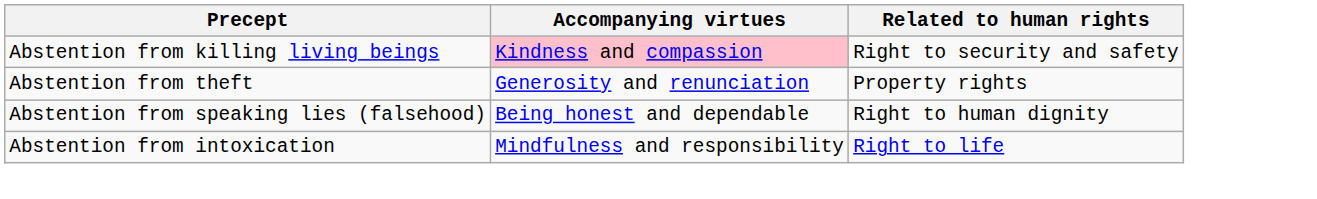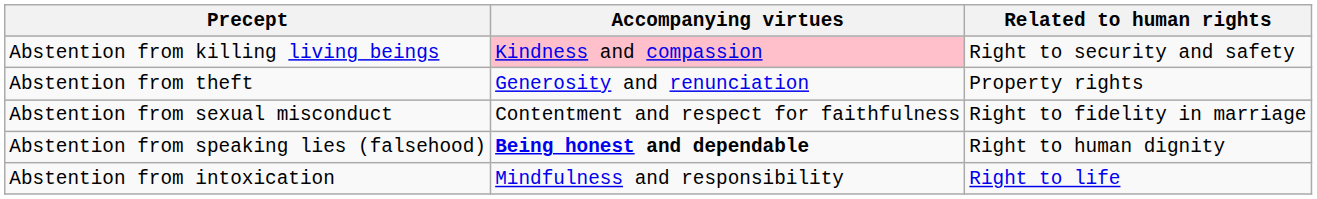+ row: (201, 115)
(652, 115) normal -> (652, 147) bold
